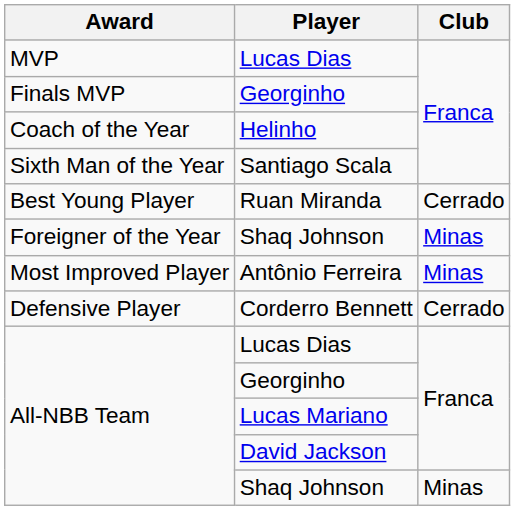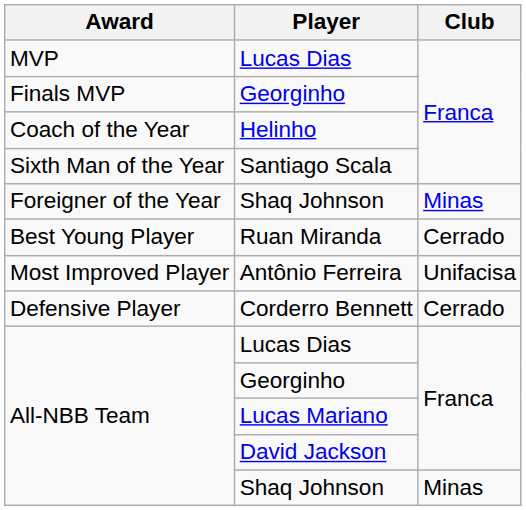rows swapped: (115, 237) <-> (102, 201)
(453, 272) Minas -> (470, 272) Unifacisa
